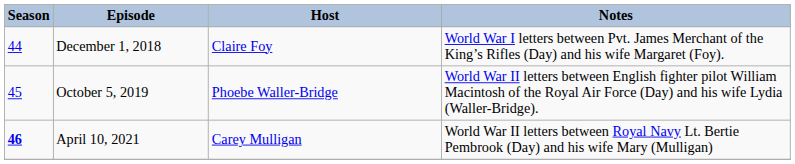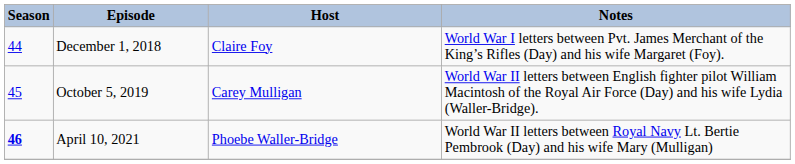(275, 92) Phoebe Waller-Bridge -> (257, 92) Carey Mulligan
(257, 139) Carey Mulligan -> (275, 139) Phoebe Waller-Bridge
